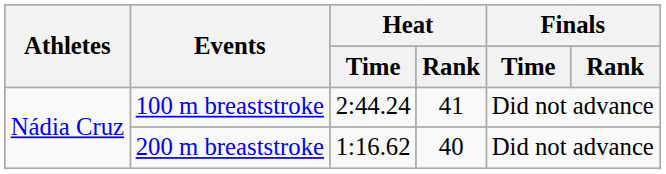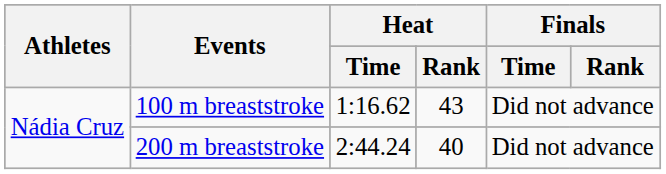(373, 107) 2:44.24 -> (373, 107) 1:16.62
(451, 107) 41 -> (451, 107) 43
(373, 147) 1:16.62 -> (373, 147) 2:44.24
